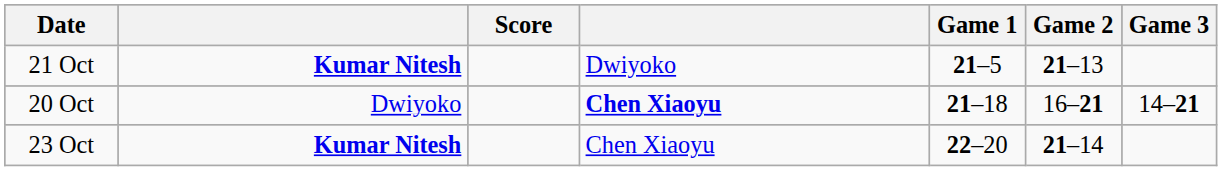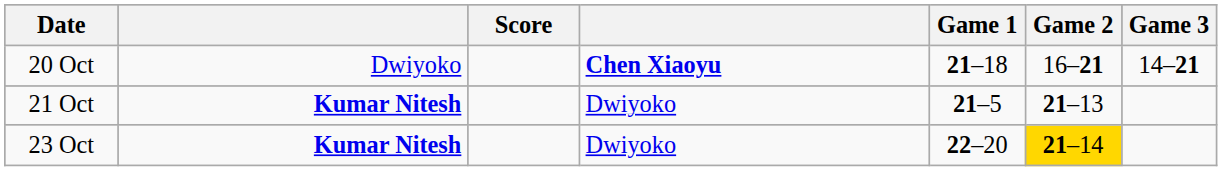rows swapped: (61, 105) <-> (61, 65)
(650, 145) Chen Xiaoyu -> (631, 145) Dwiyoko
(1073, 145) no background -> (1073, 145) gold background
